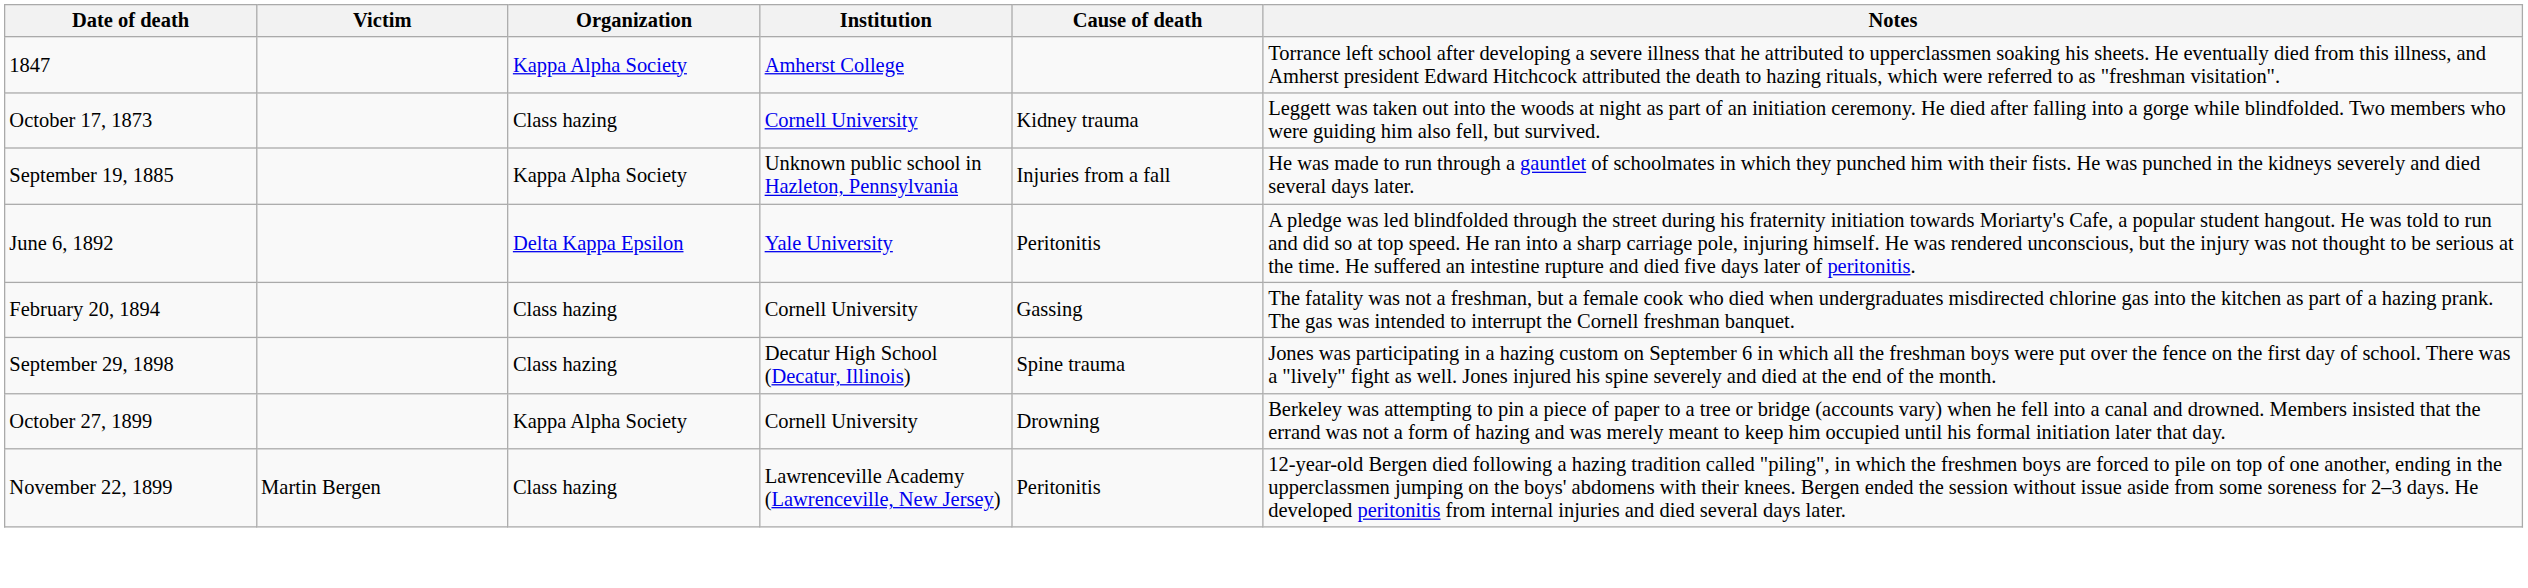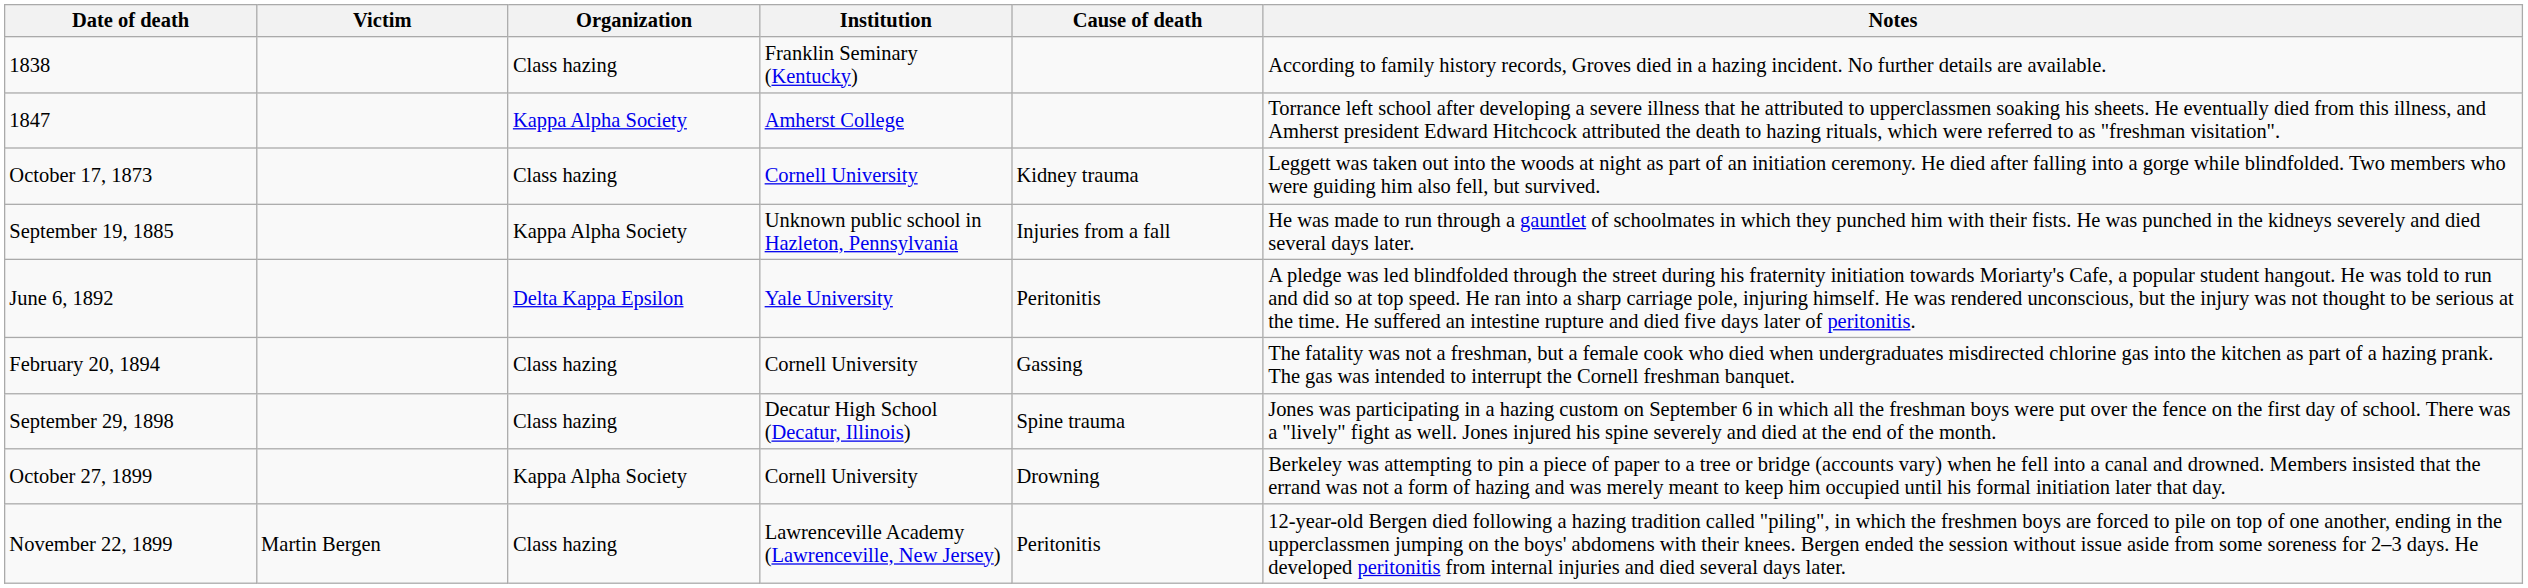+ row: (30, 64)
